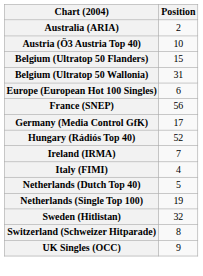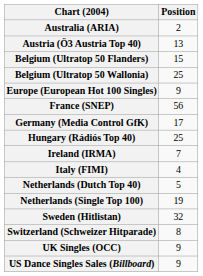(178, 43) 10 -> (178, 43) 13
(178, 75) 31 -> (178, 75) 25
(178, 91) 6 -> (178, 91) 9
(178, 138) 52 -> (178, 138) 25
+ row: (82, 264)
